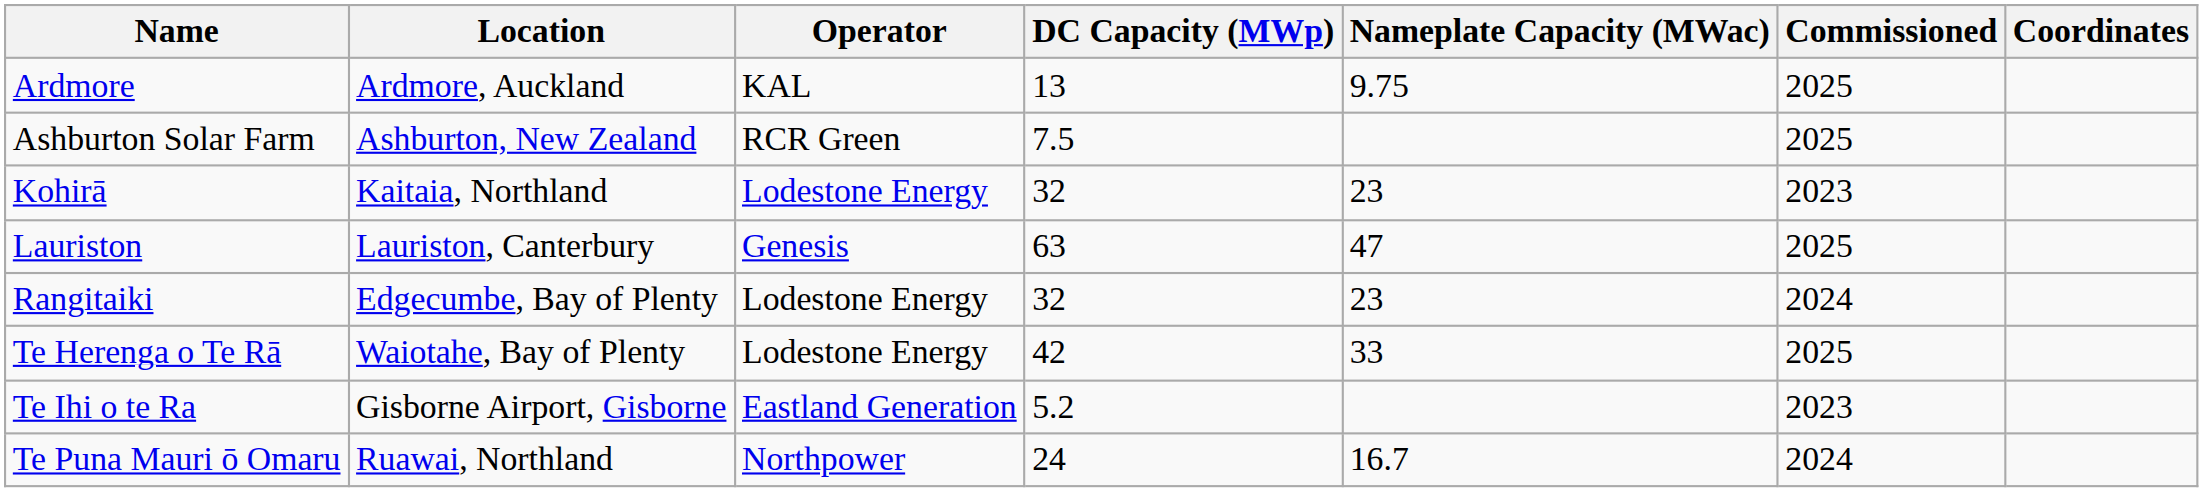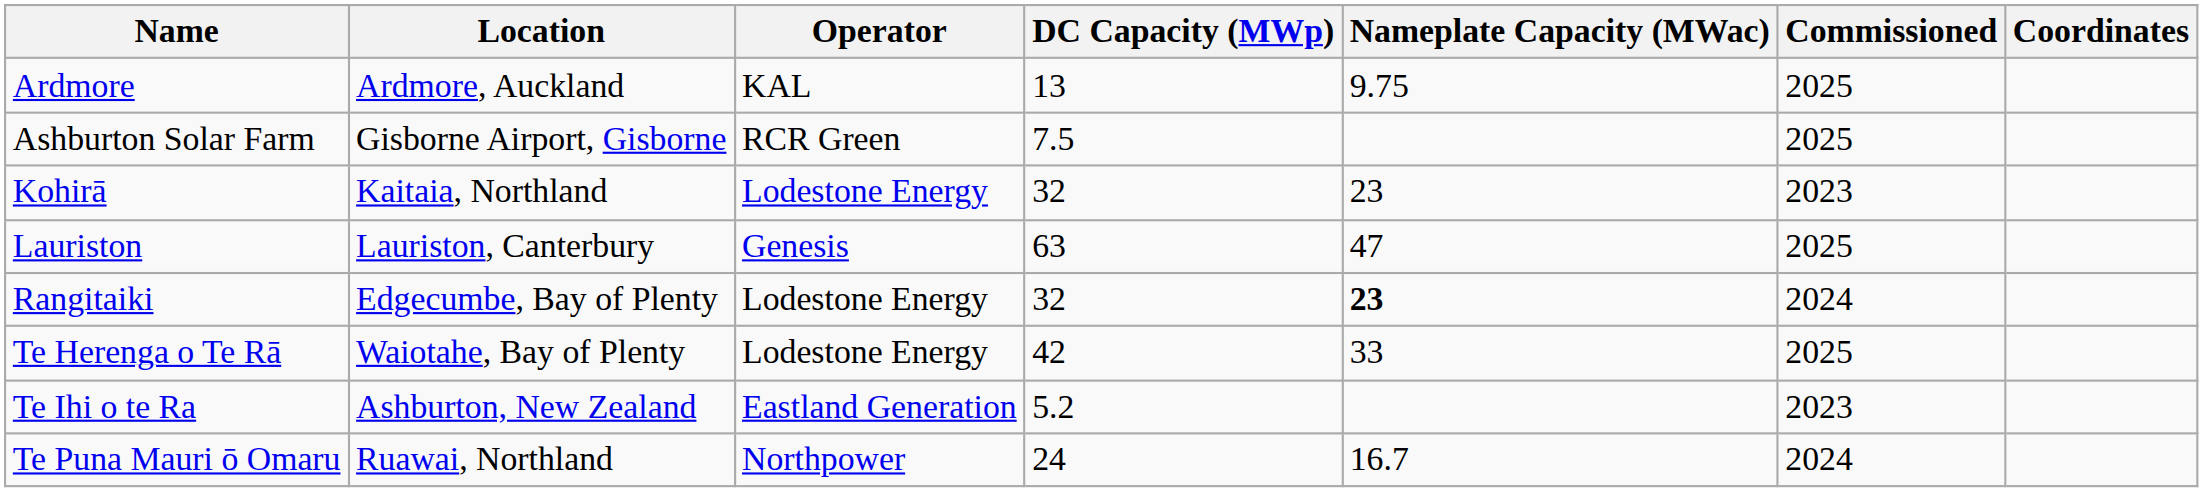(526, 138) Ashburton, New Zealand -> (541, 138) Gisborne Airport, Gisborne
(1367, 298) normal -> (1367, 298) bold
(541, 406) Gisborne Airport, Gisborne -> (526, 406) Ashburton, New Zealand
